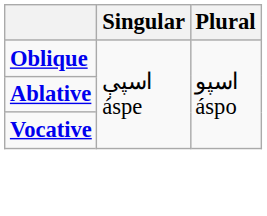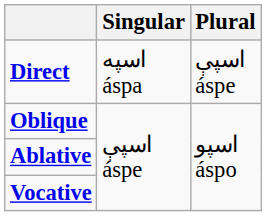+ row: (40, 71)
